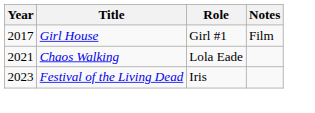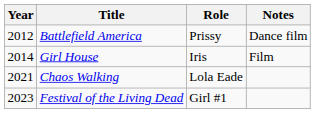+ row: (91, 35)
(21, 35) 2017 -> (21, 56) 2014
(208, 35) Girl #1 -> (198, 56) Iris
(198, 77) Iris -> (208, 98) Girl #1
